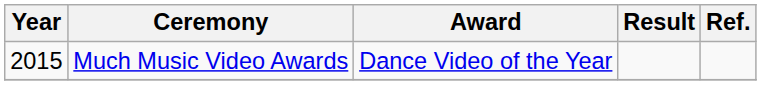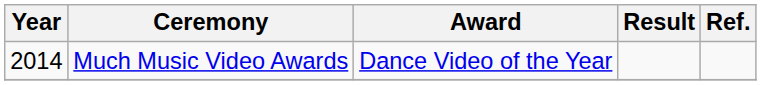(36, 60) 2015 -> (36, 60) 2014
